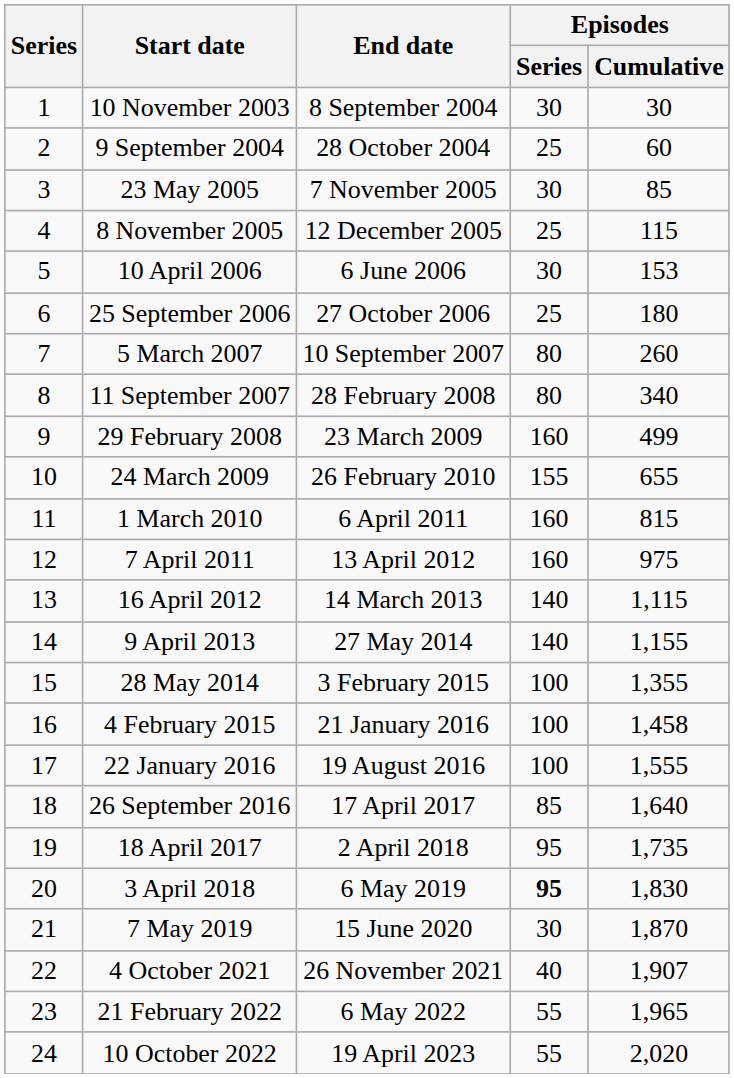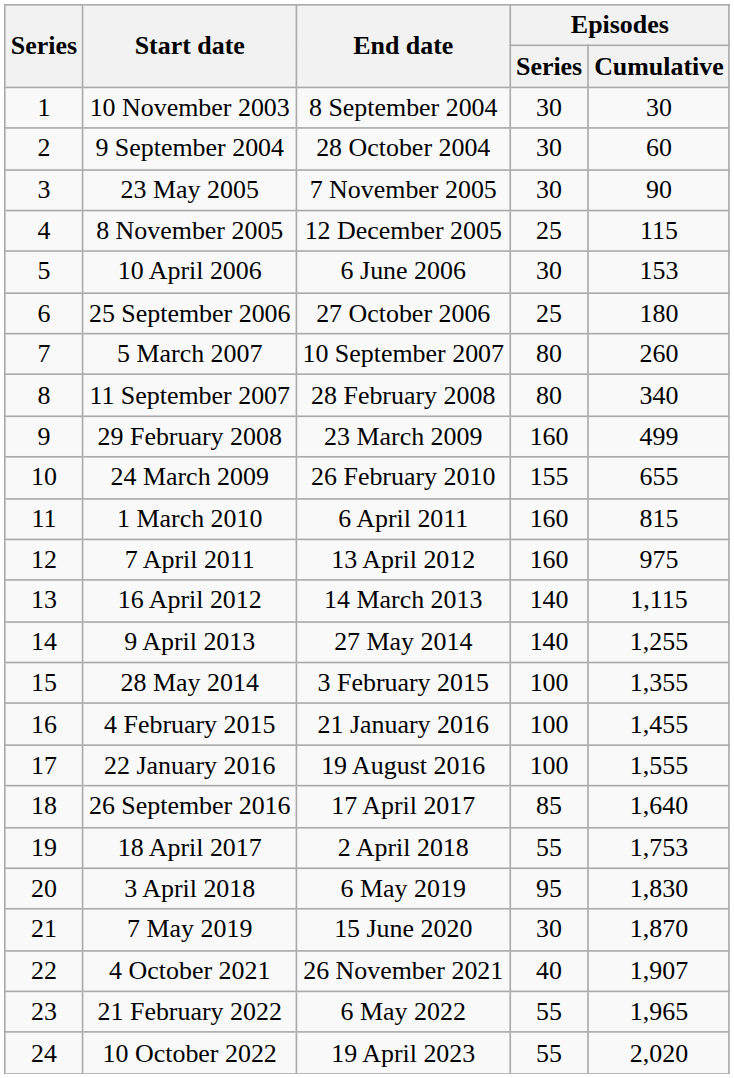(549, 148) 25 -> (549, 148) 30
(659, 189) 85 -> (659, 189) 90
(659, 641) 1,155 -> (659, 641) 1,255
(659, 723) 1,458 -> (659, 723) 1,455
(549, 847) 95 -> (549, 847) 55
(659, 847) 1,735 -> (659, 847) 1,753
(549, 888) bold -> (549, 888) normal
